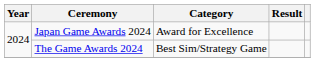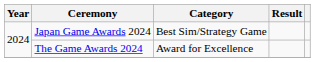(205, 31) Award for Excellence -> (211, 31) Best Sim/Strategy Game
(211, 48) Best Sim/Strategy Game -> (205, 48) Award for Excellence
